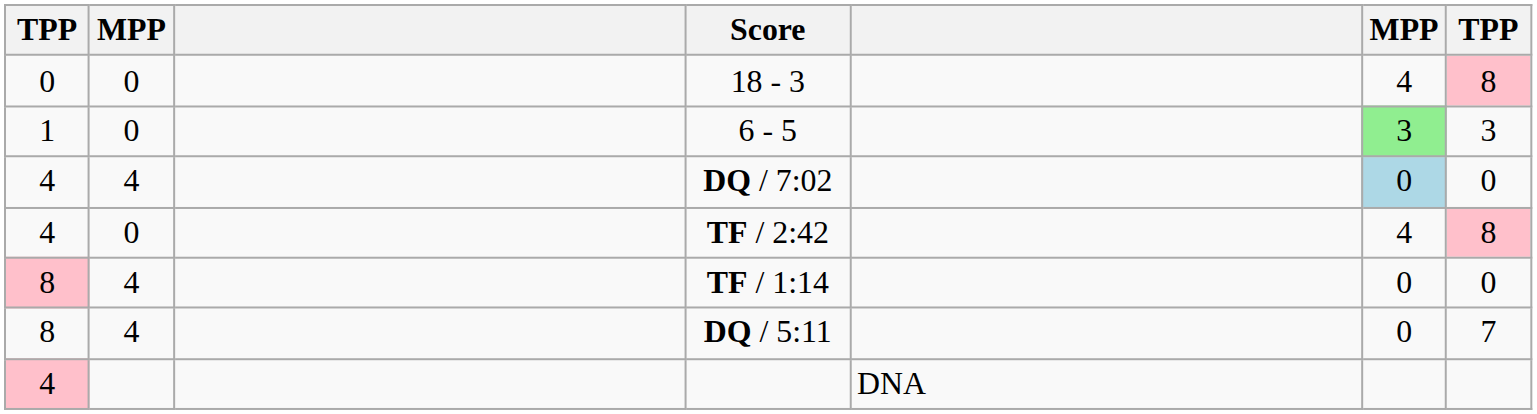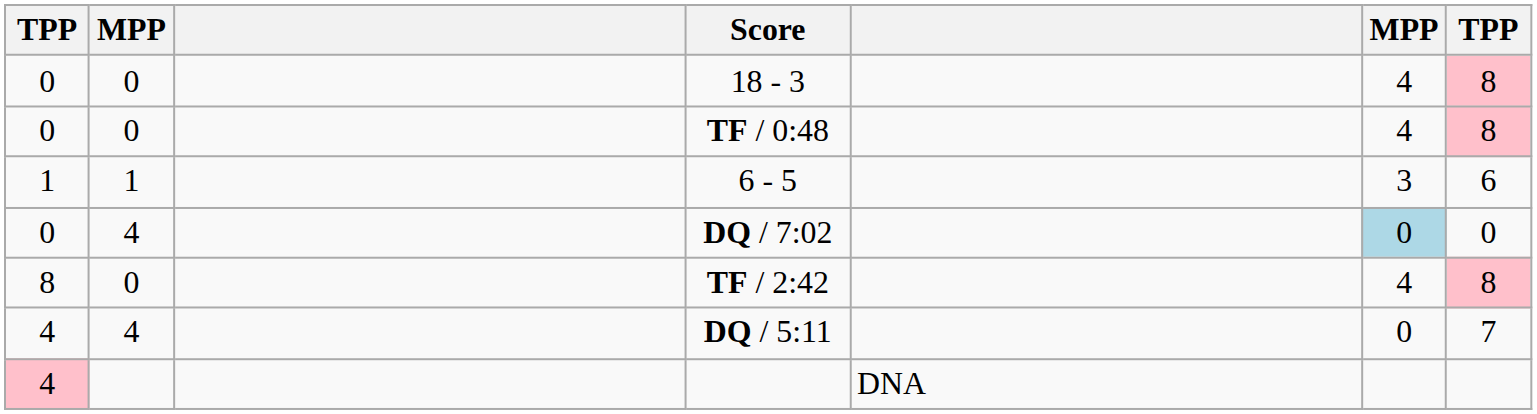+ row: (768, 130)
(131, 130) 0 -> (131, 181) 1
(1404, 130) lightgreen background -> (1404, 181) no background
(1488, 130) 3 -> (1488, 181) 6
(47, 181) 4 -> (47, 231) 0
(47, 231) 4 -> (47, 282) 8
- row: (768, 282)
(47, 332) 8 -> (47, 332) 4
